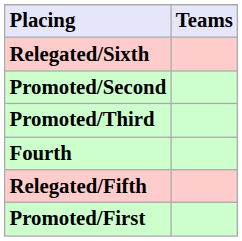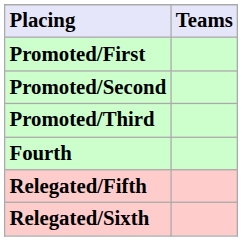rows swapped: (77, 218) <-> (79, 53)
